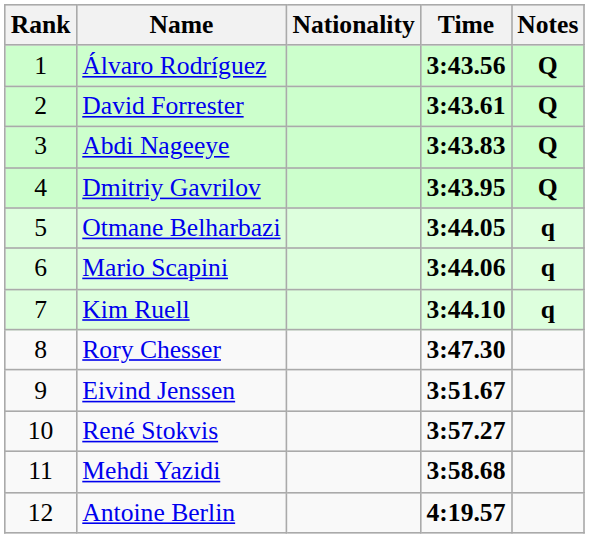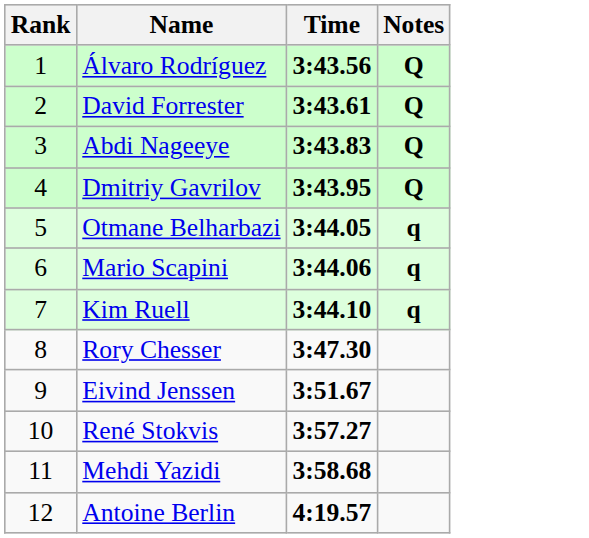- column: (354, 24)
